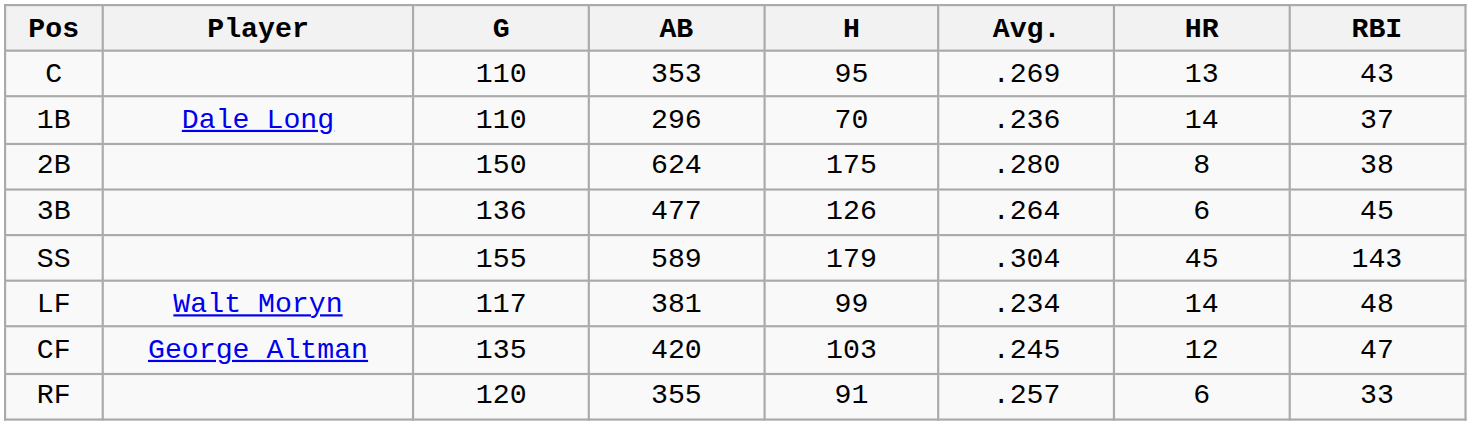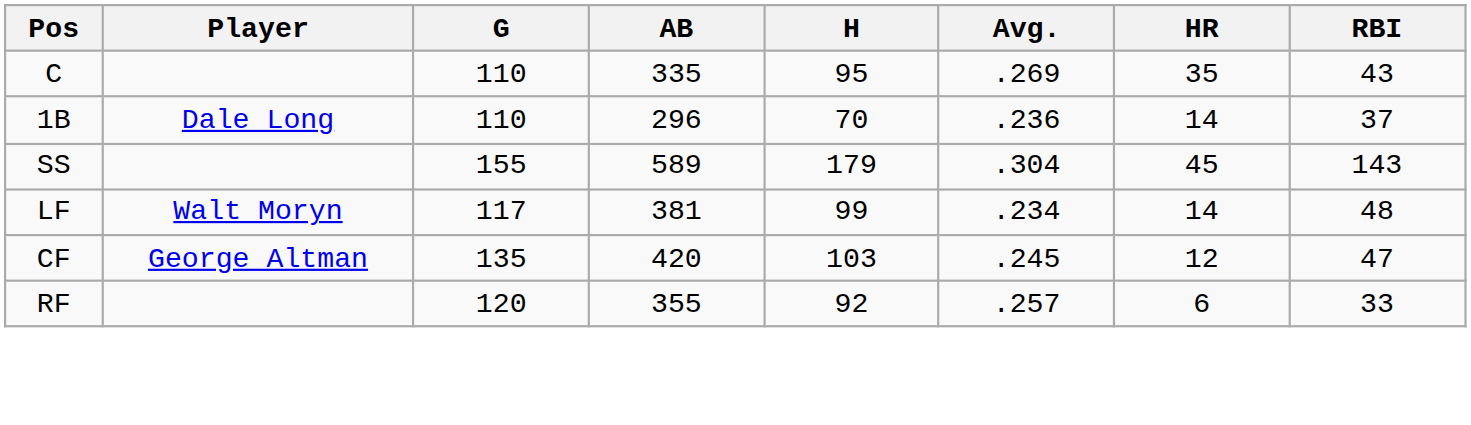(676, 74) 353 -> (676, 74) 335
(1202, 74) 13 -> (1202, 74) 35
- row: (54, 166)
- row: (54, 212)
(852, 396) 91 -> (852, 304) 92
